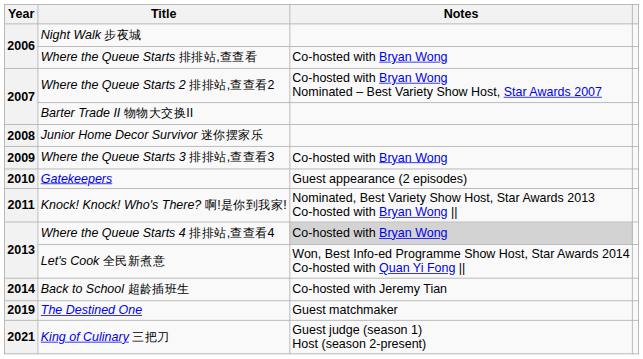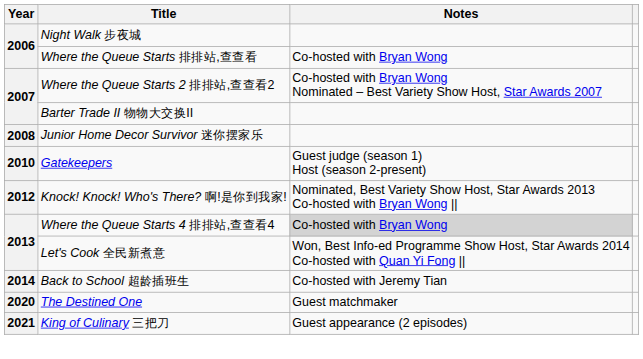- row: (158, 157)
(380, 178) Guest appearance (2 episodes) -> (359, 163) Guest judge (season 1) Host (season 2-present)
(21, 205) 2011 -> (21, 197) 2012
(21, 310) 2019 -> (21, 302) 2020
(359, 337) Guest judge (season 1) Host (season 2-present) -> (380, 323) Guest appearance (2 episodes)
